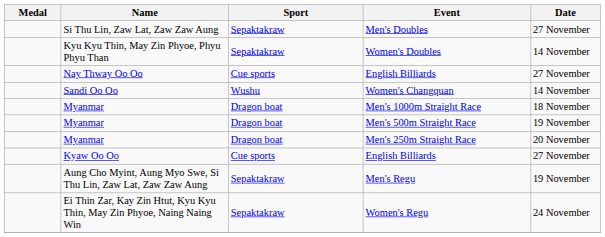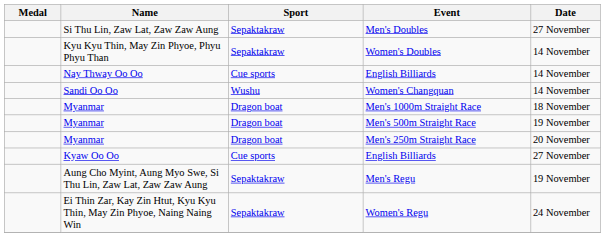(561, 73) 27 November -> (561, 73) 14 November
